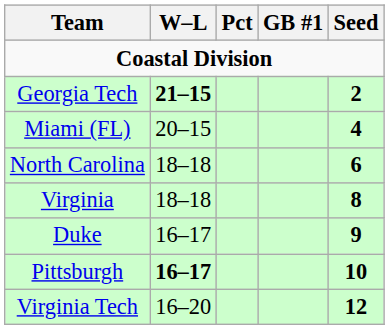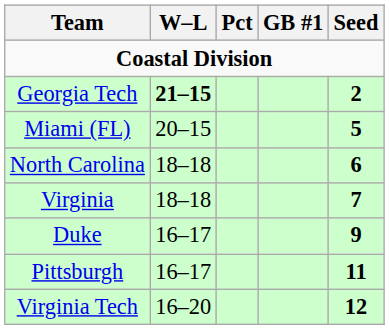(356, 129) 4 -> (356, 129) 5
(356, 200) 8 -> (356, 200) 7
(183, 271) bold -> (183, 271) normal
(356, 271) 10 -> (356, 271) 11
